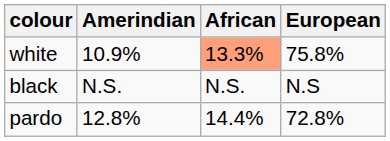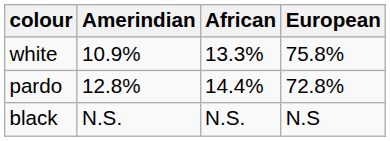(234, 53) lightsalmon background -> (234, 53) no background
rows swapped: (36, 119) <-> (33, 86)
